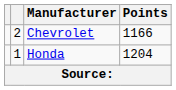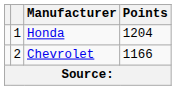rows swapped: (46, 55) <-> (61, 35)
